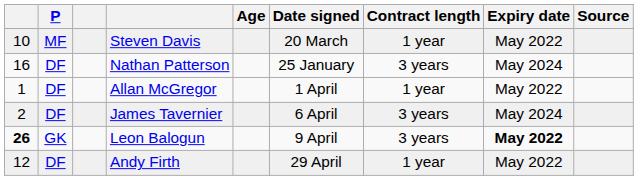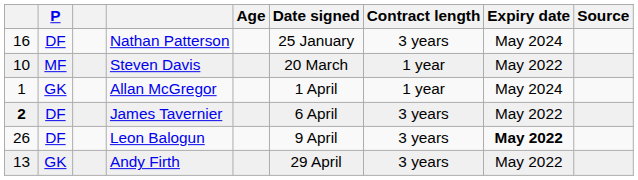rows swapped: (170, 65) <-> (155, 41)
(55, 89) DF -> (55, 89) GK
(529, 89) May 2022 -> (529, 89) May 2024
(21, 114) normal -> (21, 114) bold
(529, 114) May 2024 -> (529, 114) May 2022
(21, 138) bold -> (21, 138) normal
(55, 138) GK -> (55, 138) DF
(21, 162) 12 -> (21, 162) 13
(55, 162) DF -> (55, 162) GK
(424, 162) 1 year -> (424, 162) 3 years
